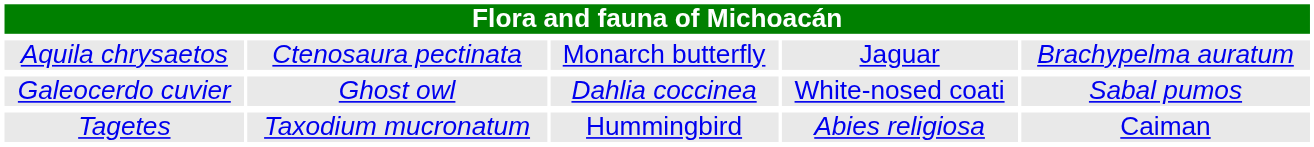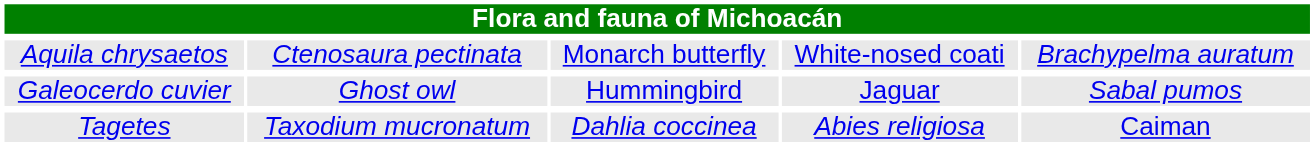(900, 54) Jaguar -> (900, 54) White-nosed coati
(664, 90) Dahlia coccinea -> (664, 90) Hummingbird
(900, 90) White-nosed coati -> (900, 90) Jaguar
(664, 126) Hummingbird -> (664, 126) Dahlia coccinea
